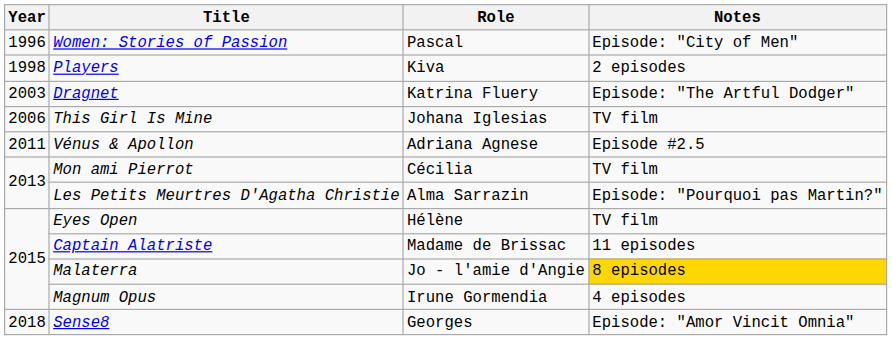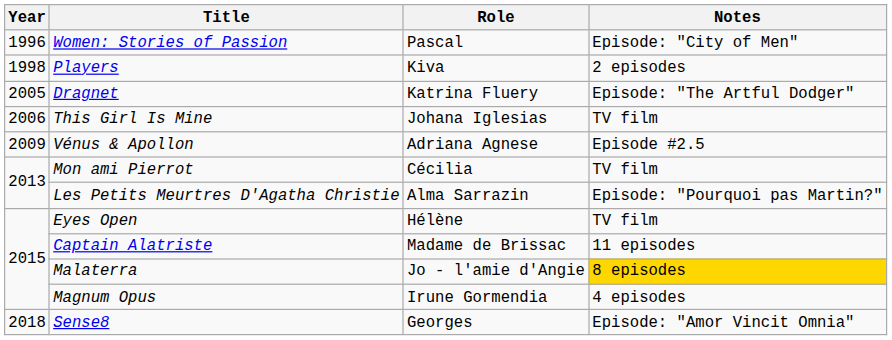(27, 94) 2003 -> (27, 94) 2005
(27, 144) 2011 -> (27, 144) 2009
